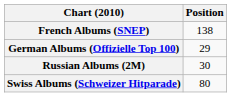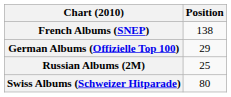(205, 65) 30 -> (205, 65) 25
